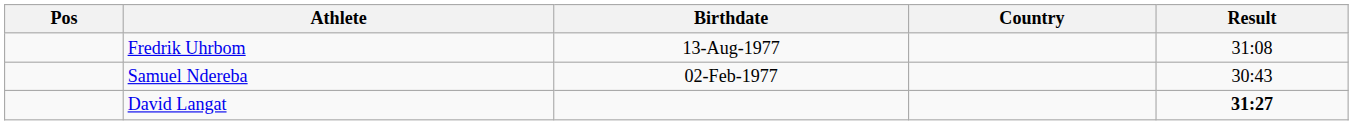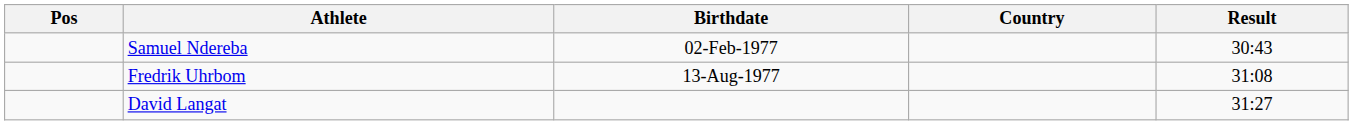rows swapped: (188, 76) <-> (187, 47)
(1252, 104) bold -> (1252, 104) normal
